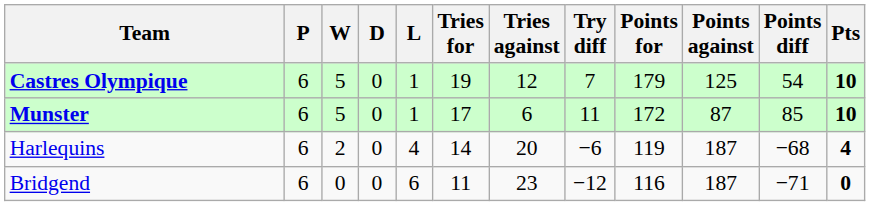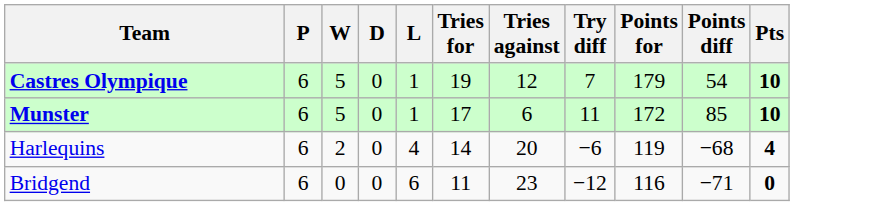- column: (721, 33)
